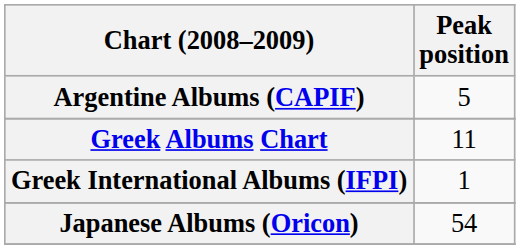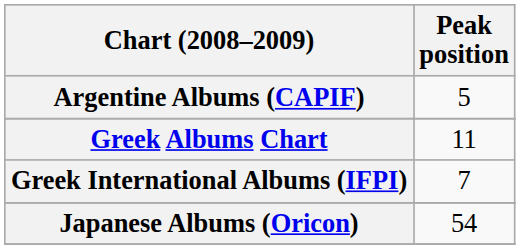(464, 180) 1 -> (464, 180) 7
